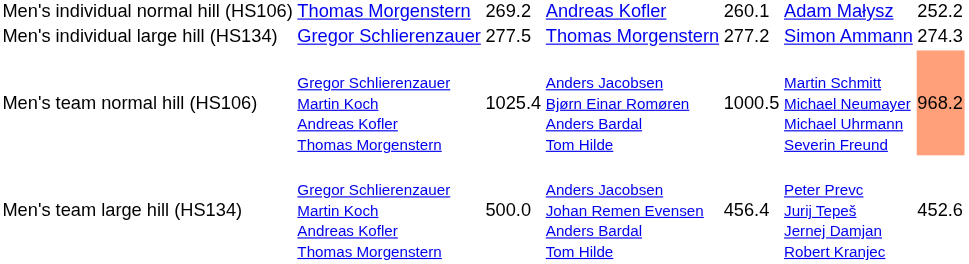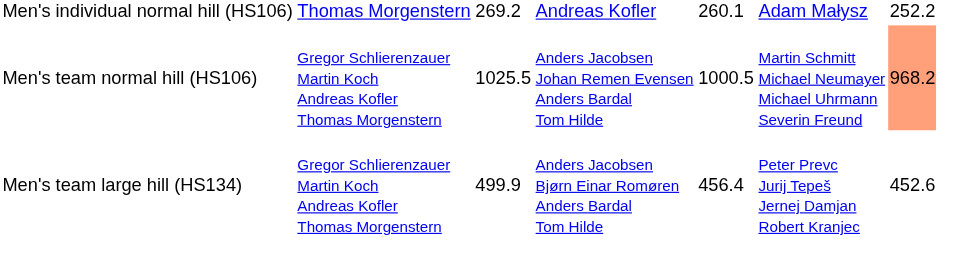- row: (140, 36)
(513, 102) 1025.4 -> (503, 77) 1025.5
(618, 114) Anders Jacobsen Bjørn Einar Romøren Anders Bardal Tom Hilde -> (615, 89) Anders Jacobsen Johan Remen Evensen Anders Bardal Tom Hilde
(508, 209) 500.0 -> (498, 184) 499.9
(625, 221) Anders Jacobsen Johan Remen Evensen Anders Bardal Tom Hilde -> (607, 196) Anders Jacobsen Bjørn Einar Romøren Anders Bardal Tom Hilde
